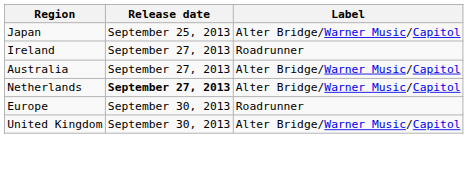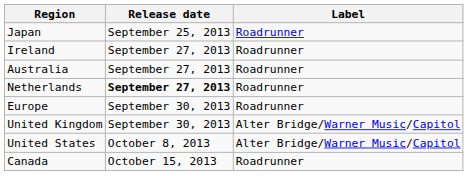(348, 32) Alter Bridge/Warner Music/Capitol -> (270, 32) Roadrunner
(348, 69) Alter Bridge/Warner Music/Capitol -> (270, 69) Roadrunner
(348, 87) Alter Bridge/Warner Music/Capitol -> (270, 87) Roadrunner
+ row: (51, 143)
+ row: (28, 161)
